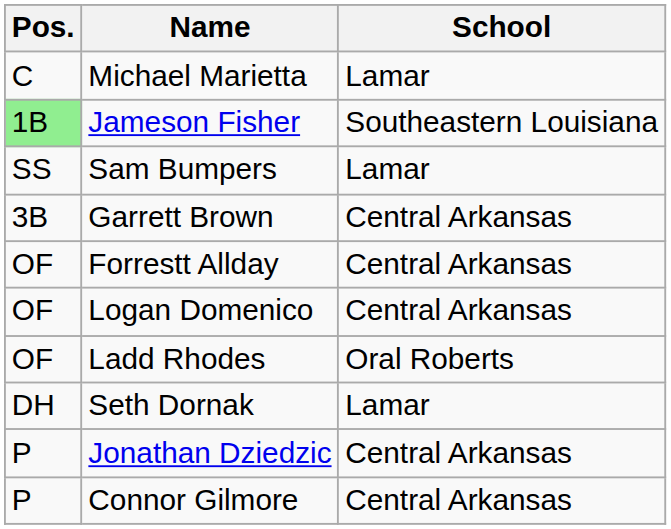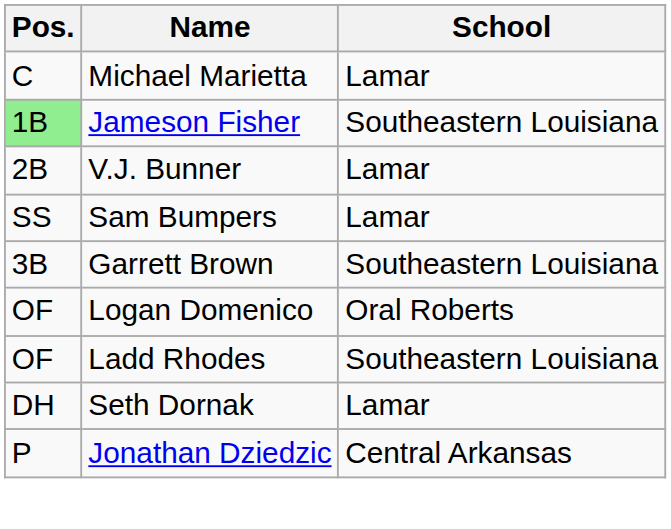+ row: (165, 169)
(459, 216) Central Arkansas -> (502, 264) Southeastern Louisiana
- row: (183, 264)
(459, 311) Central Arkansas -> (430, 311) Oral Roberts
(430, 358) Oral Roberts -> (502, 358) Southeastern Louisiana
- row: (193, 500)
